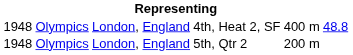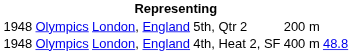rows swapped: (220, 44) <-> (237, 26)
